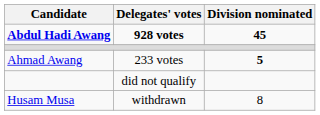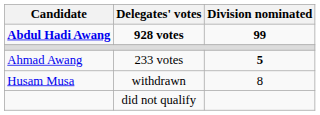(260, 34) 45 -> (260, 34) 99
rows swapped: (159, 100) <-> (159, 80)
